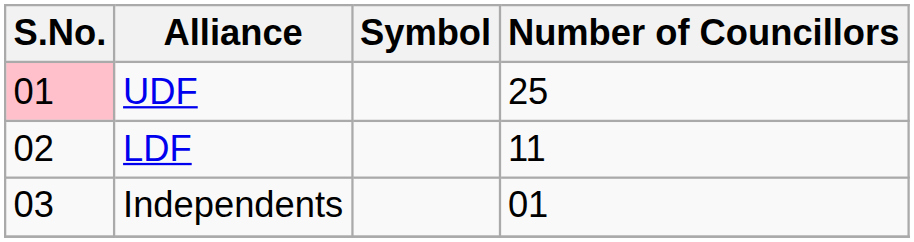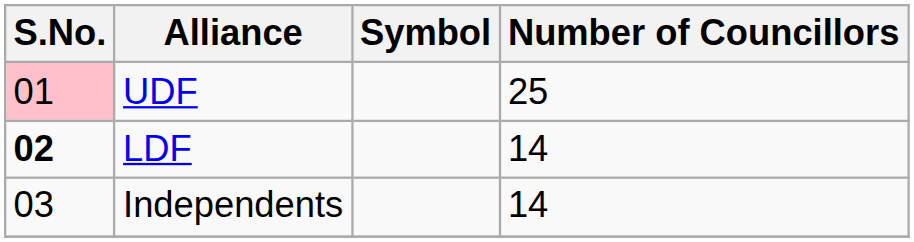(34, 148) normal -> (34, 148) bold
(527, 148) 11 -> (528, 148) 14
(528, 206) 01 -> (528, 206) 14
